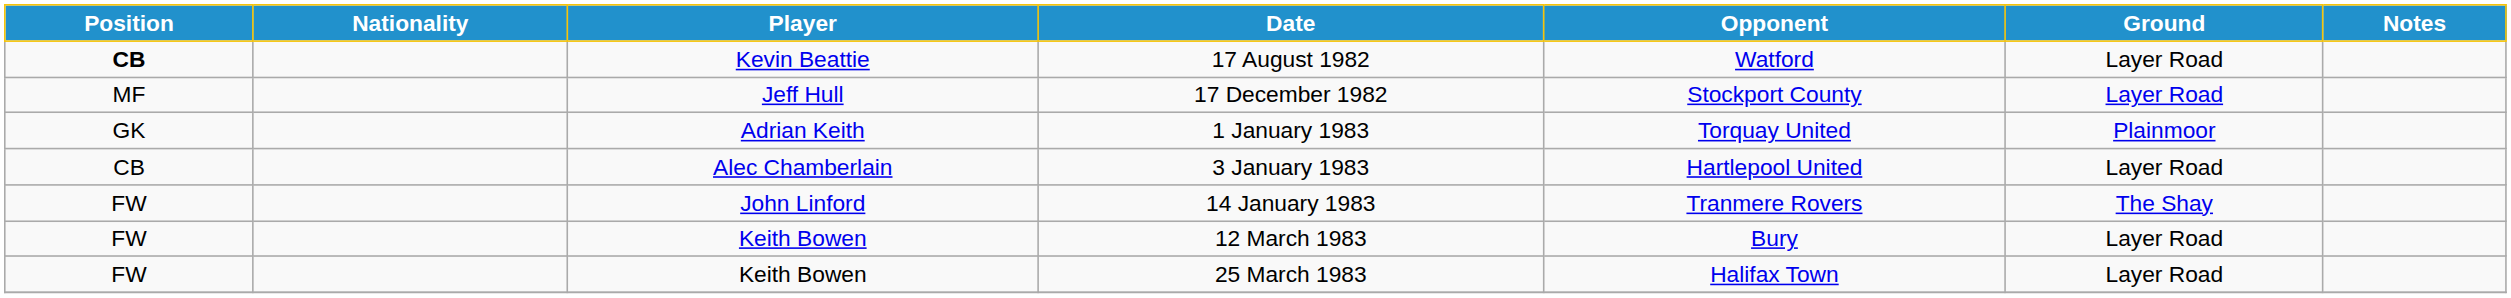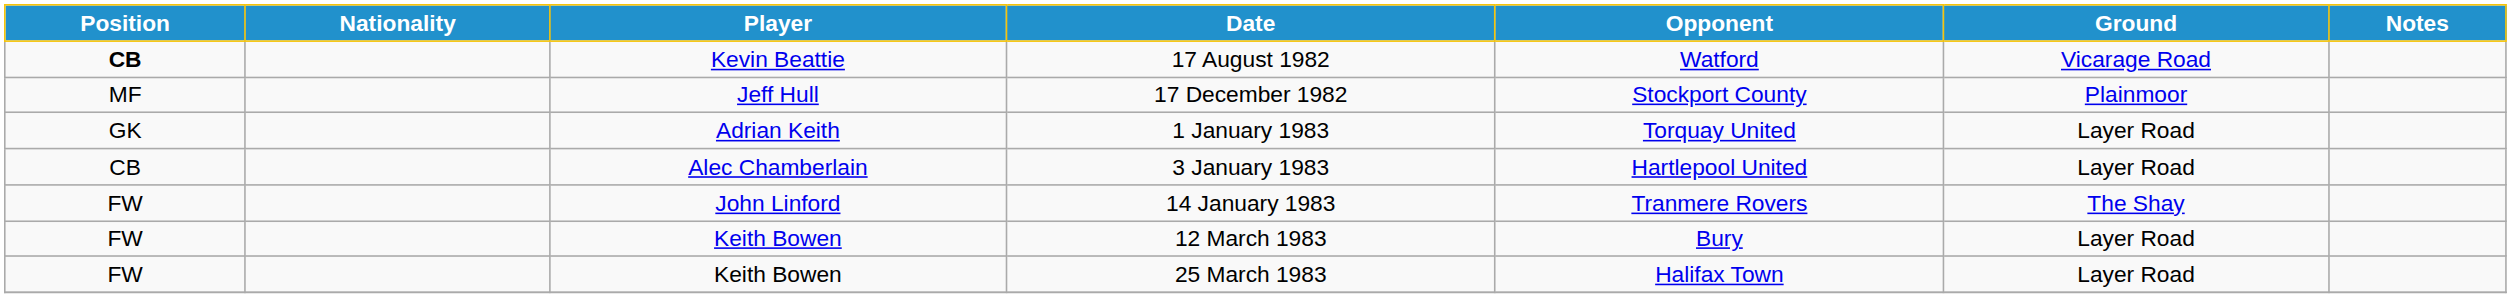(2164, 59) Layer Road -> (2136, 59) Vicarage Road
(2164, 95) Layer Road -> (2136, 95) Plainmoor
(2164, 131) Plainmoor -> (2136, 131) Layer Road
